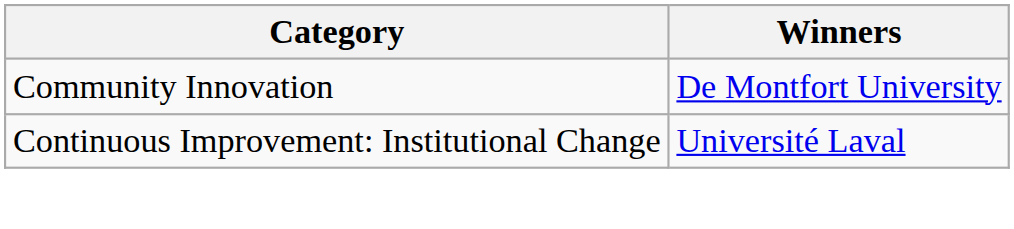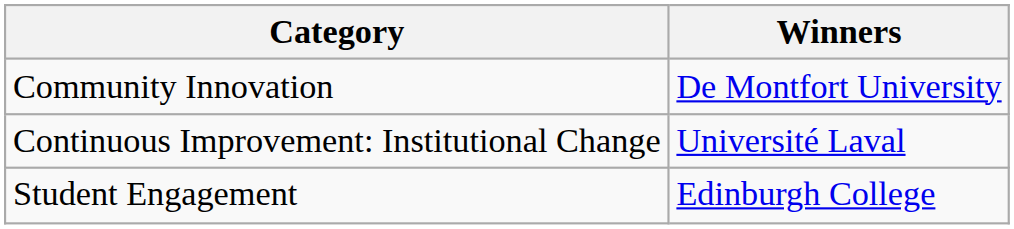+ row: (155, 194)
